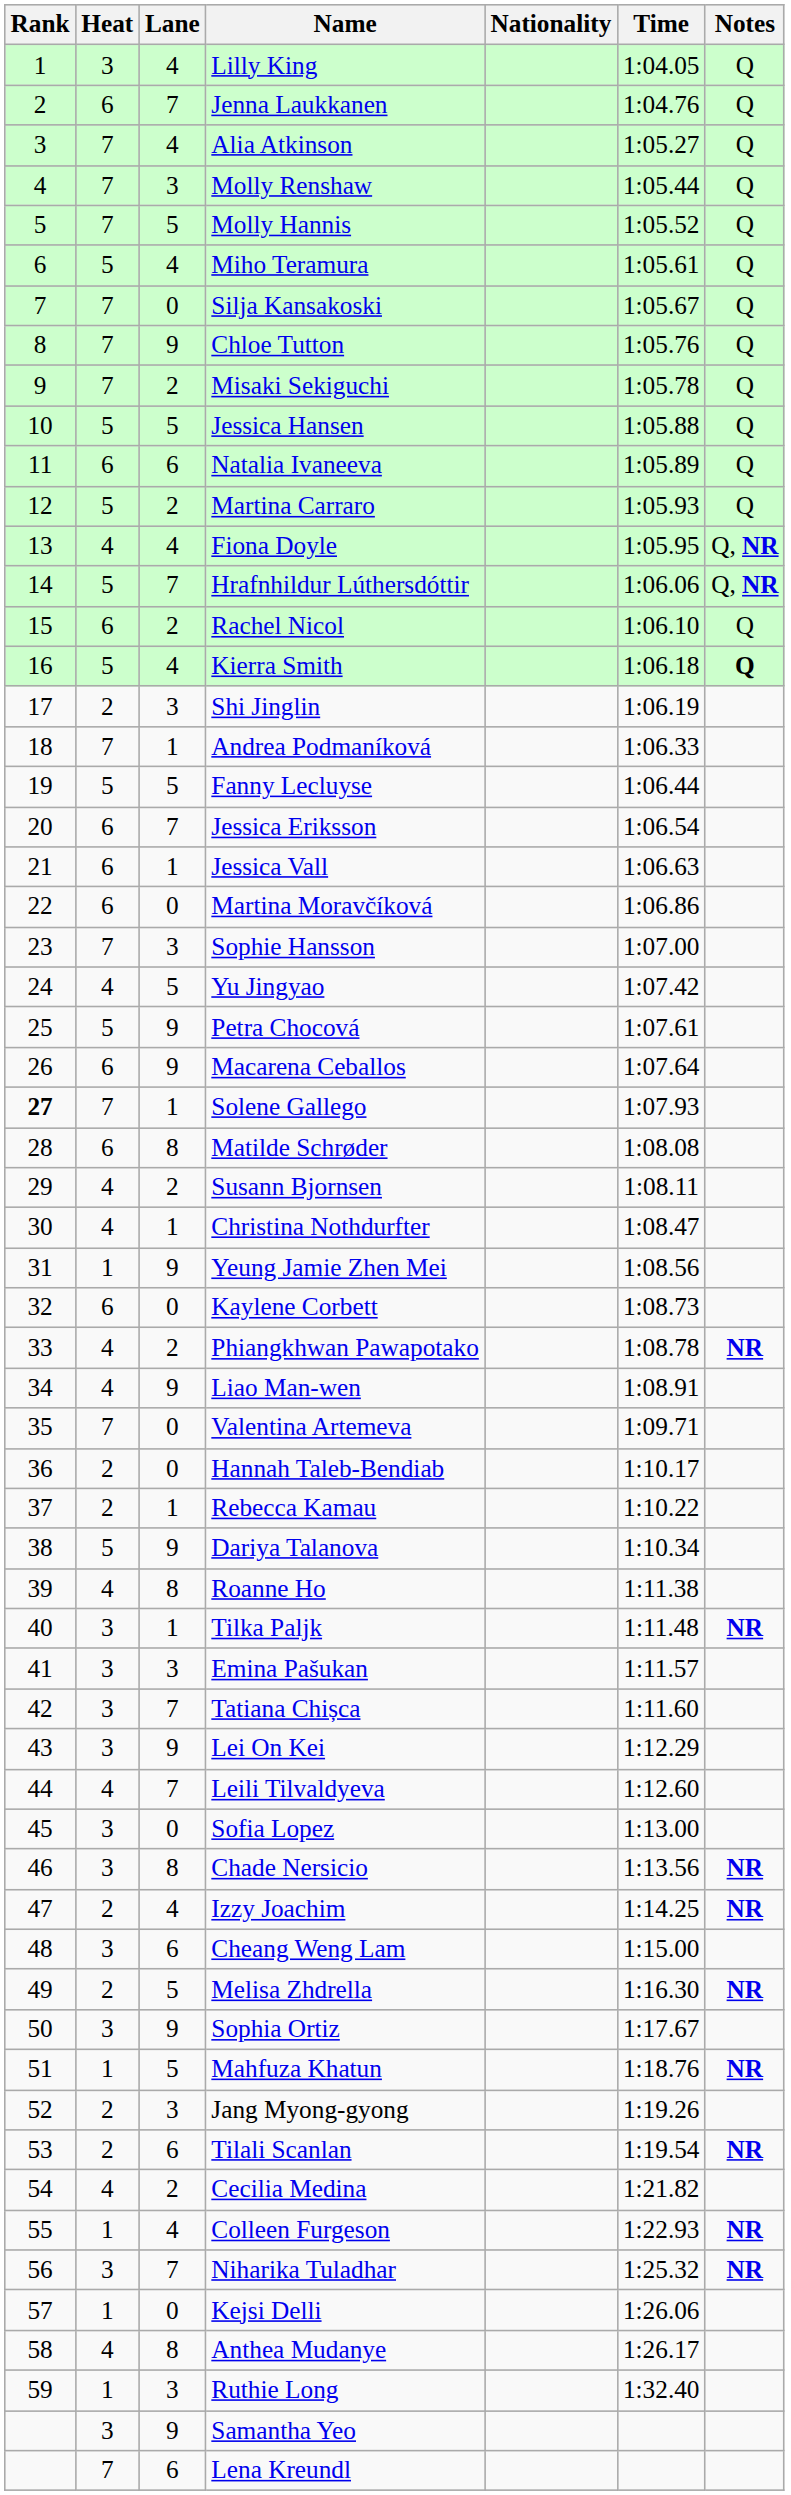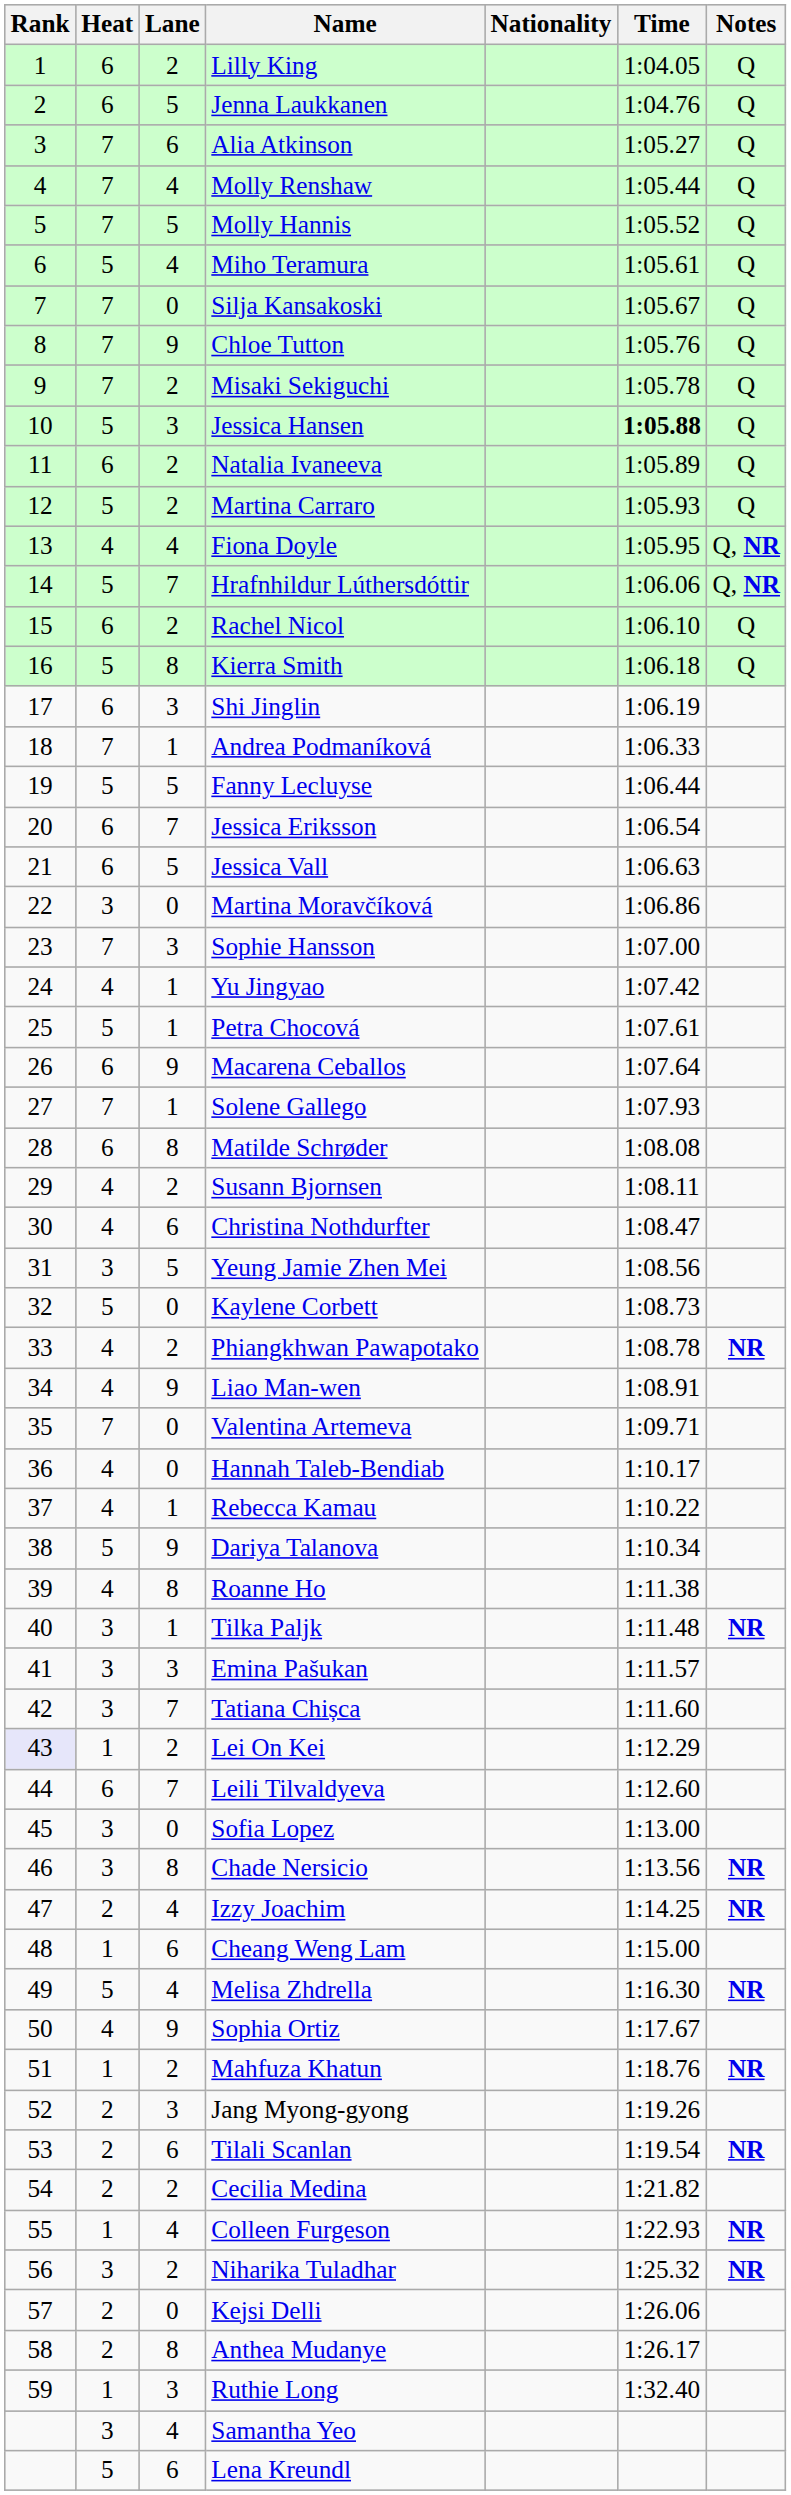(107, 64) 3 -> (107, 64) 6
(172, 64) 4 -> (172, 64) 2
(172, 104) 7 -> (172, 104) 5
(172, 144) 4 -> (172, 144) 6
(172, 184) 3 -> (172, 184) 4
(172, 425) 5 -> (172, 425) 3
(661, 425) normal -> (662, 425) bold
(172, 465) 6 -> (172, 465) 2
(172, 666) 4 -> (172, 666) 8
(745, 666) bold -> (746, 666) normal
(107, 706) 2 -> (107, 706) 6
(172, 866) 1 -> (172, 866) 5
(107, 906) 6 -> (107, 906) 3
(172, 986) 5 -> (172, 986) 1
(172, 1026) 9 -> (172, 1026) 1
(40, 1107) bold -> (40, 1107) normal
(172, 1227) 1 -> (172, 1227) 6
(107, 1267) 1 -> (107, 1267) 3
(172, 1267) 9 -> (172, 1267) 5
(107, 1307) 6 -> (107, 1307) 5
(107, 1467) 2 -> (107, 1467) 4
(107, 1507) 2 -> (107, 1507) 4
(40, 1748) no background -> (40, 1748) lavender background
(107, 1748) 3 -> (107, 1748) 1
(172, 1748) 9 -> (172, 1748) 2
(107, 1788) 4 -> (107, 1788) 6
(107, 1948) 3 -> (107, 1948) 1
(107, 1989) 2 -> (107, 1989) 5
(172, 1989) 5 -> (172, 1989) 4
(107, 2029) 3 -> (107, 2029) 4
(172, 2069) 5 -> (172, 2069) 2
(107, 2189) 4 -> (107, 2189) 2
(172, 2269) 7 -> (172, 2269) 2
(107, 2309) 1 -> (107, 2309) 2
(107, 2349) 4 -> (107, 2349) 2
(172, 2430) 9 -> (172, 2430) 4
(107, 2470) 7 -> (107, 2470) 5
